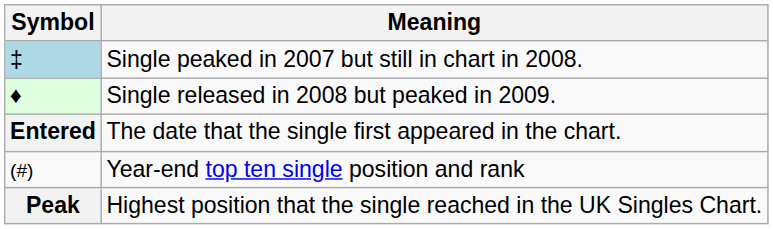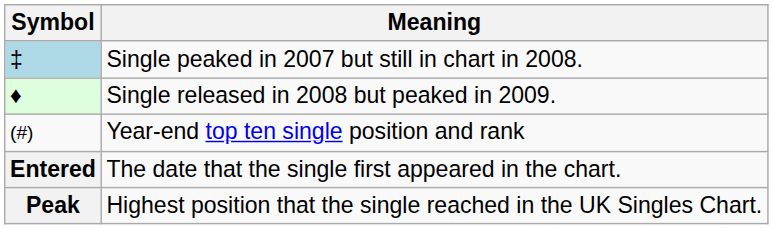rows swapped: (315, 168) <-> (364, 132)
